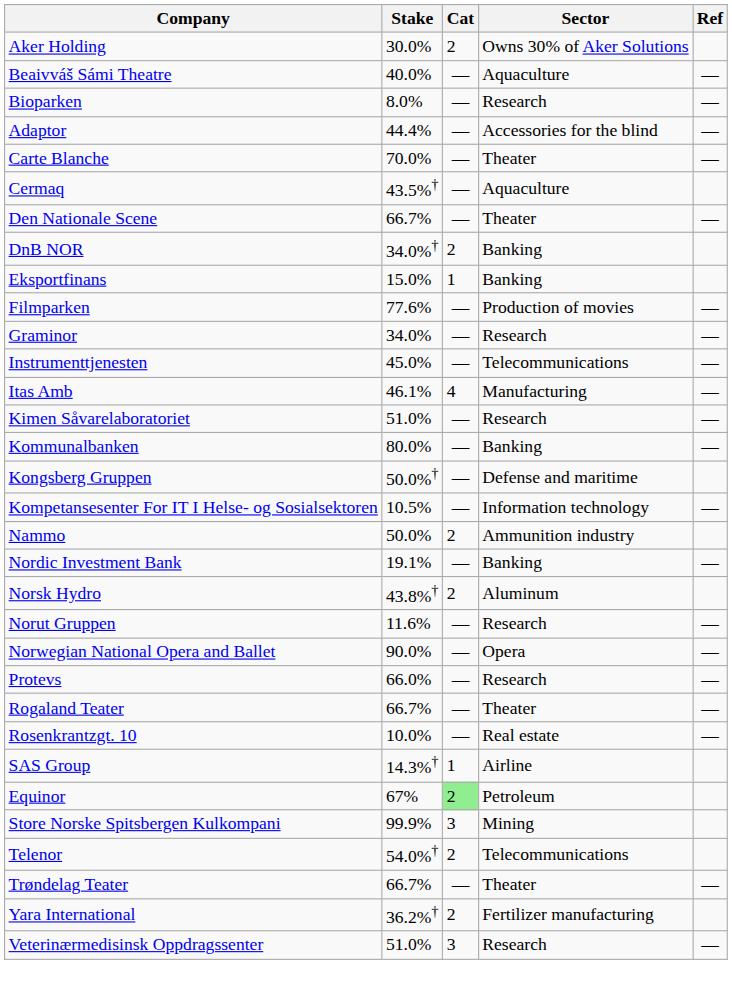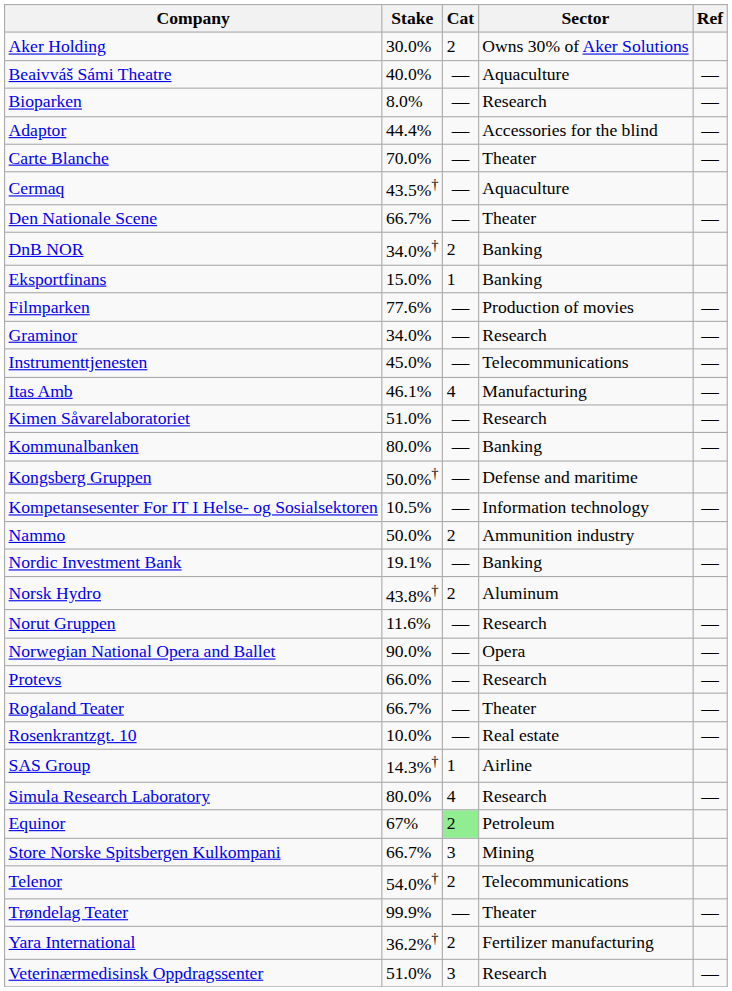+ row: (109, 795)
(409, 823) 99.9% -> (409, 851) 66.7%
(409, 884) 66.7% -> (409, 912) 99.9%
